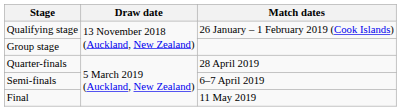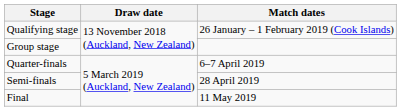(229, 64) 28 April 2019 -> (232, 64) 6–7 April 2019
(232, 81) 6–7 April 2019 -> (229, 81) 28 April 2019
